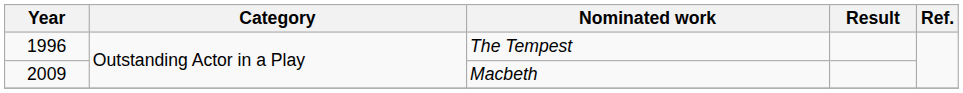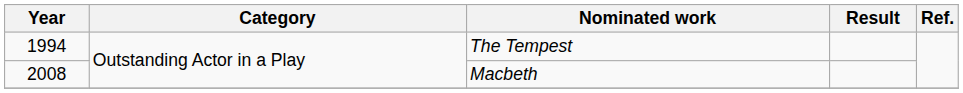(47, 46) 1996 -> (47, 46) 1994
(47, 74) 2009 -> (47, 74) 2008
